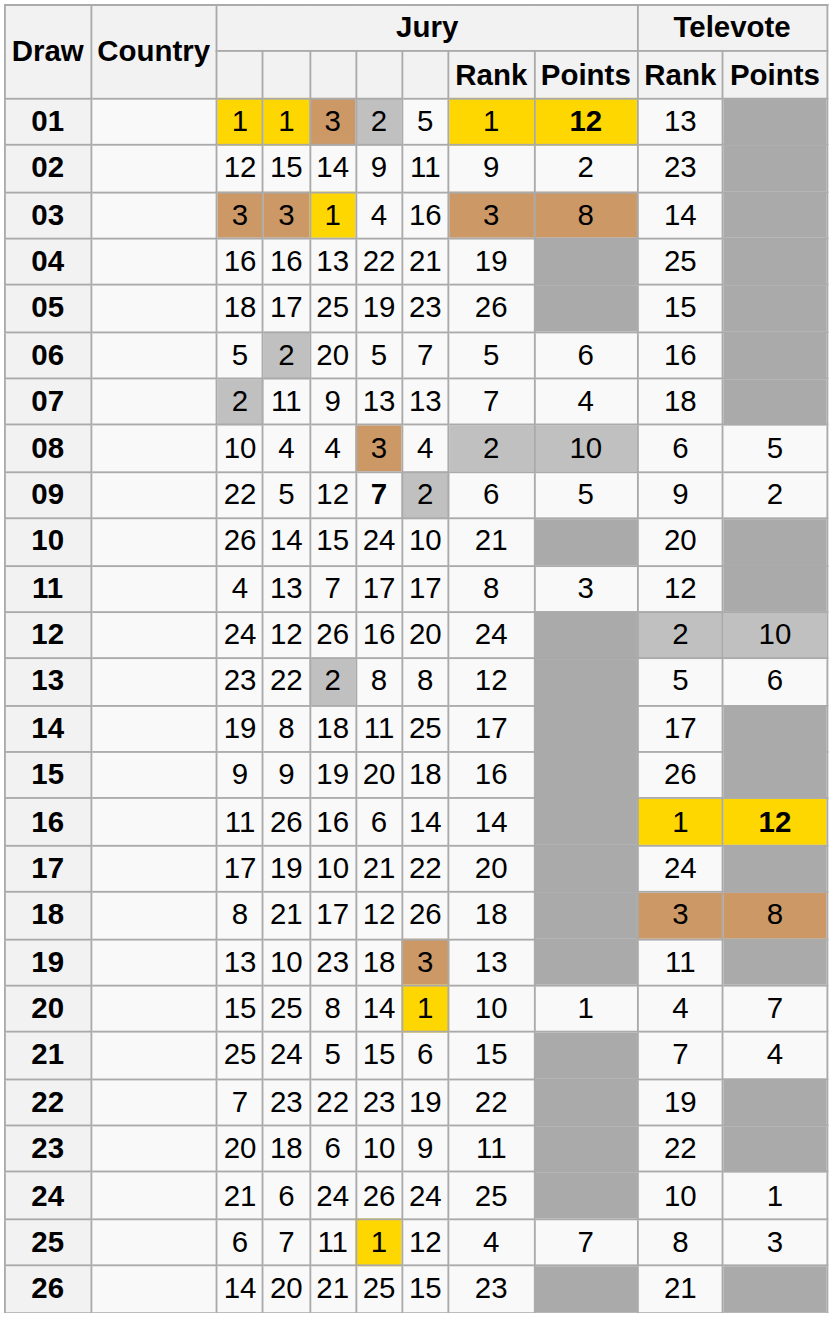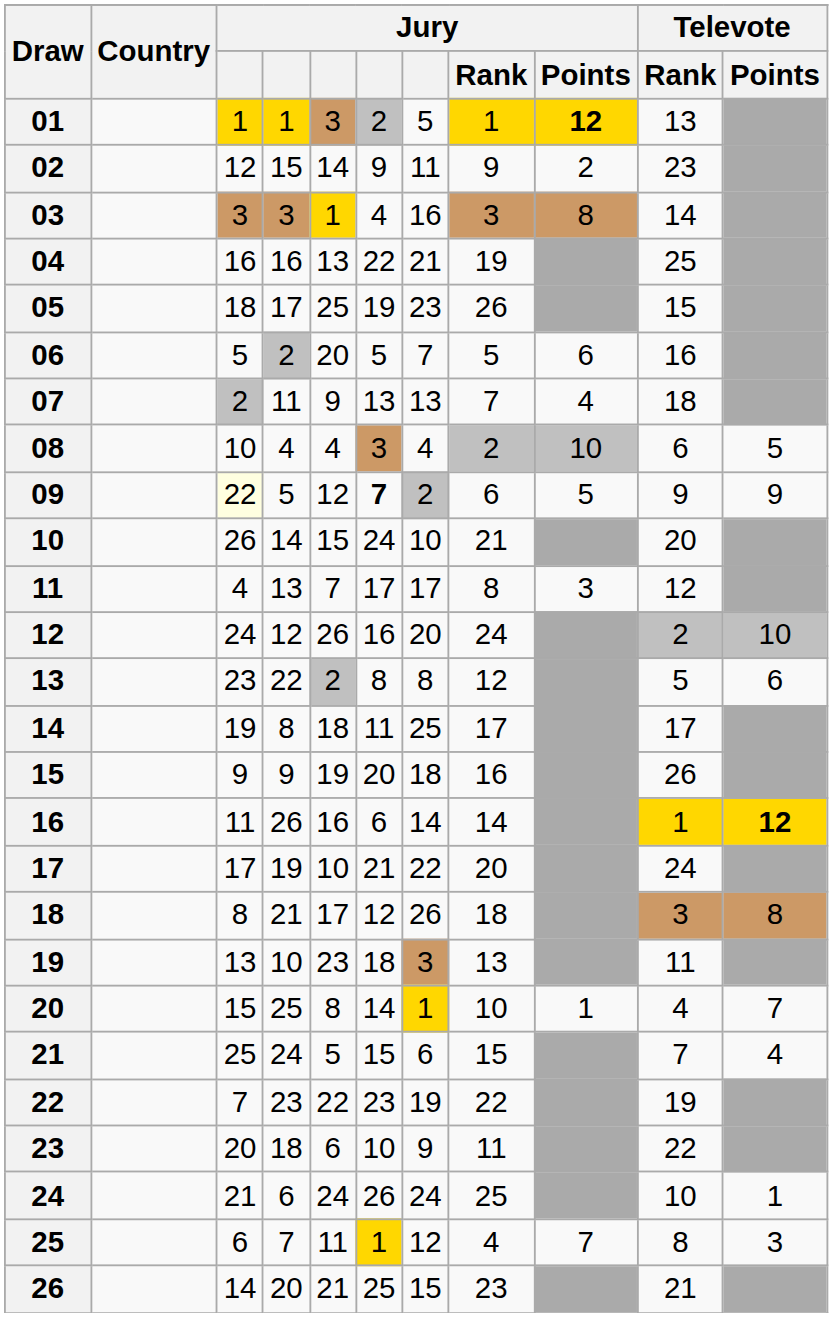(240, 494) no background -> (240, 494) lightyellow background
(775, 494) 2 -> (775, 494) 9
